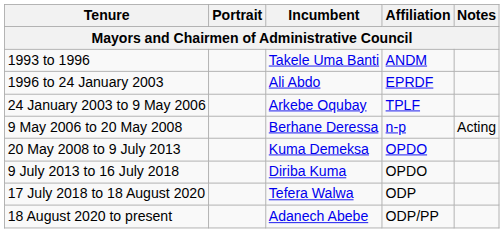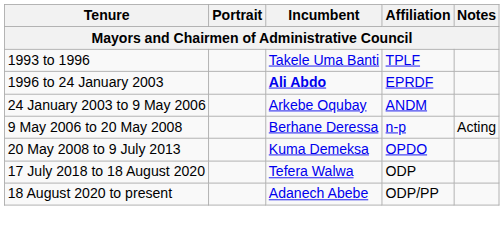(406, 60) ANDM -> (403, 60) TPLF
(295, 82) normal -> (297, 82) bold
(403, 104) TPLF -> (406, 104) ANDM
- row: (93, 171)
